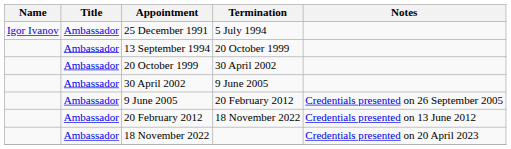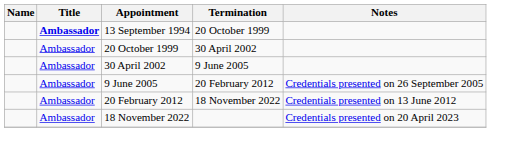- row: (166, 30)
(91, 48) normal -> (69, 30) bold
